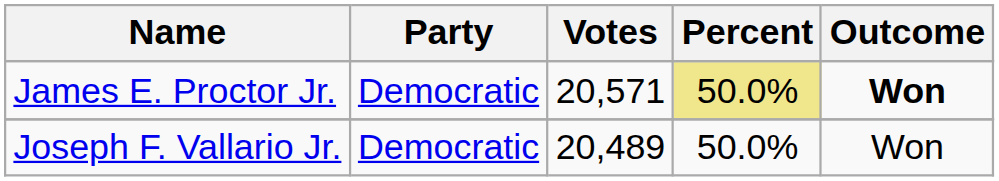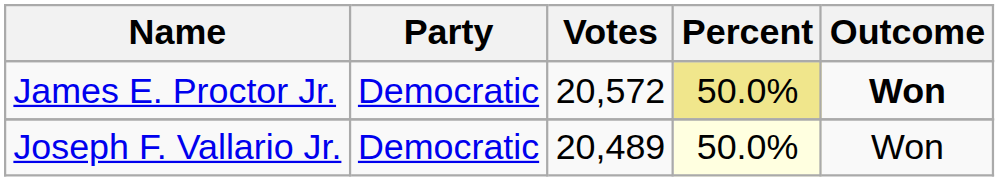(610, 89) 20,571 -> (610, 89) 20,572
(748, 146) no background -> (748, 146) lightyellow background
